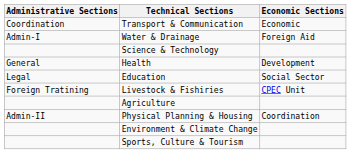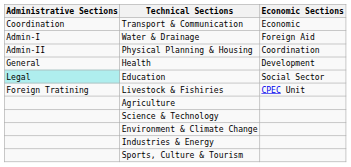rows swapped: (187, 116) <-> (170, 50)
(18, 77) no background -> (18, 77) paleturquoise background
+ row: (168, 142)
